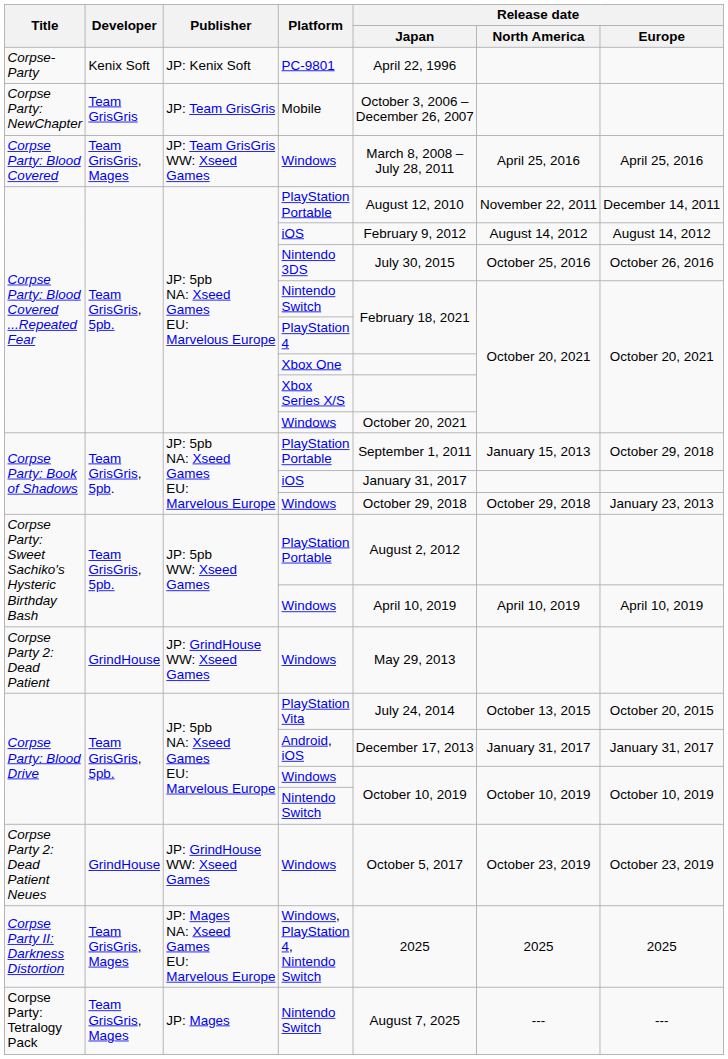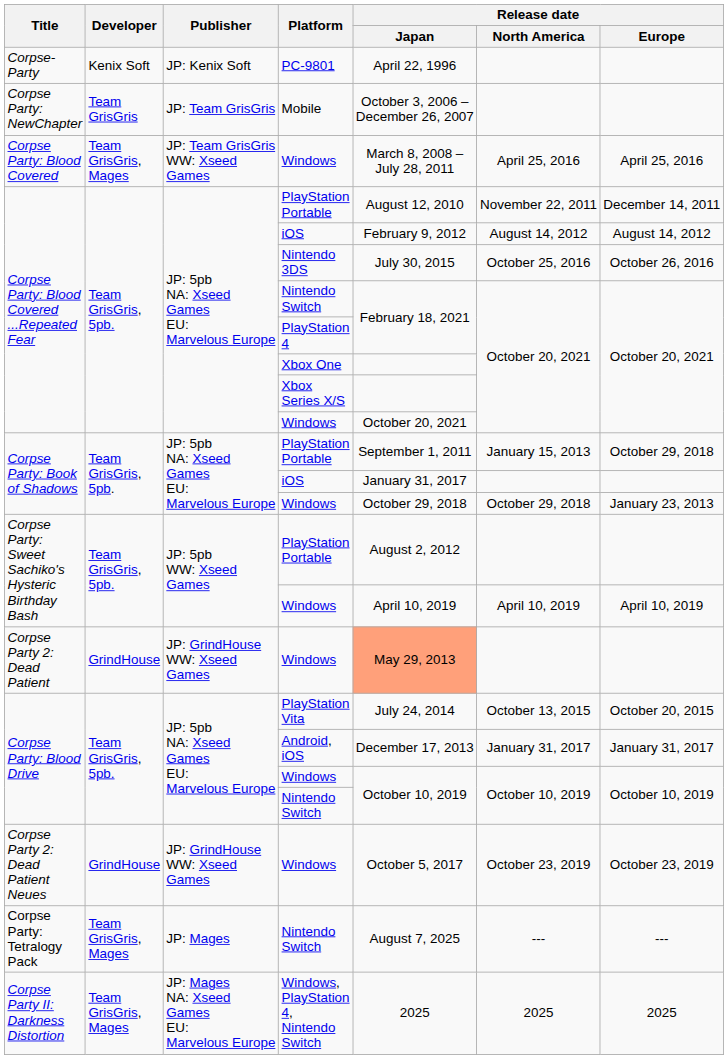(415, 659) no background -> (415, 659) lightsalmon background
rows swapped: (36, 946) <-> (35, 1020)
